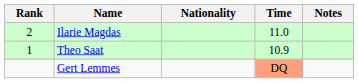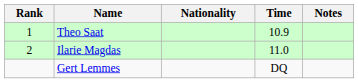rows swapped: (80, 50) <-> (89, 31)
(279, 68) lightsalmon background -> (279, 68) no background
